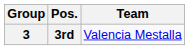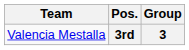columns swapped: (26, 14) <-> (133, 14)
